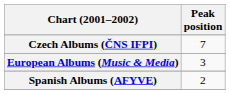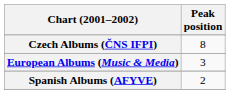(203, 44) 7 -> (203, 44) 8
